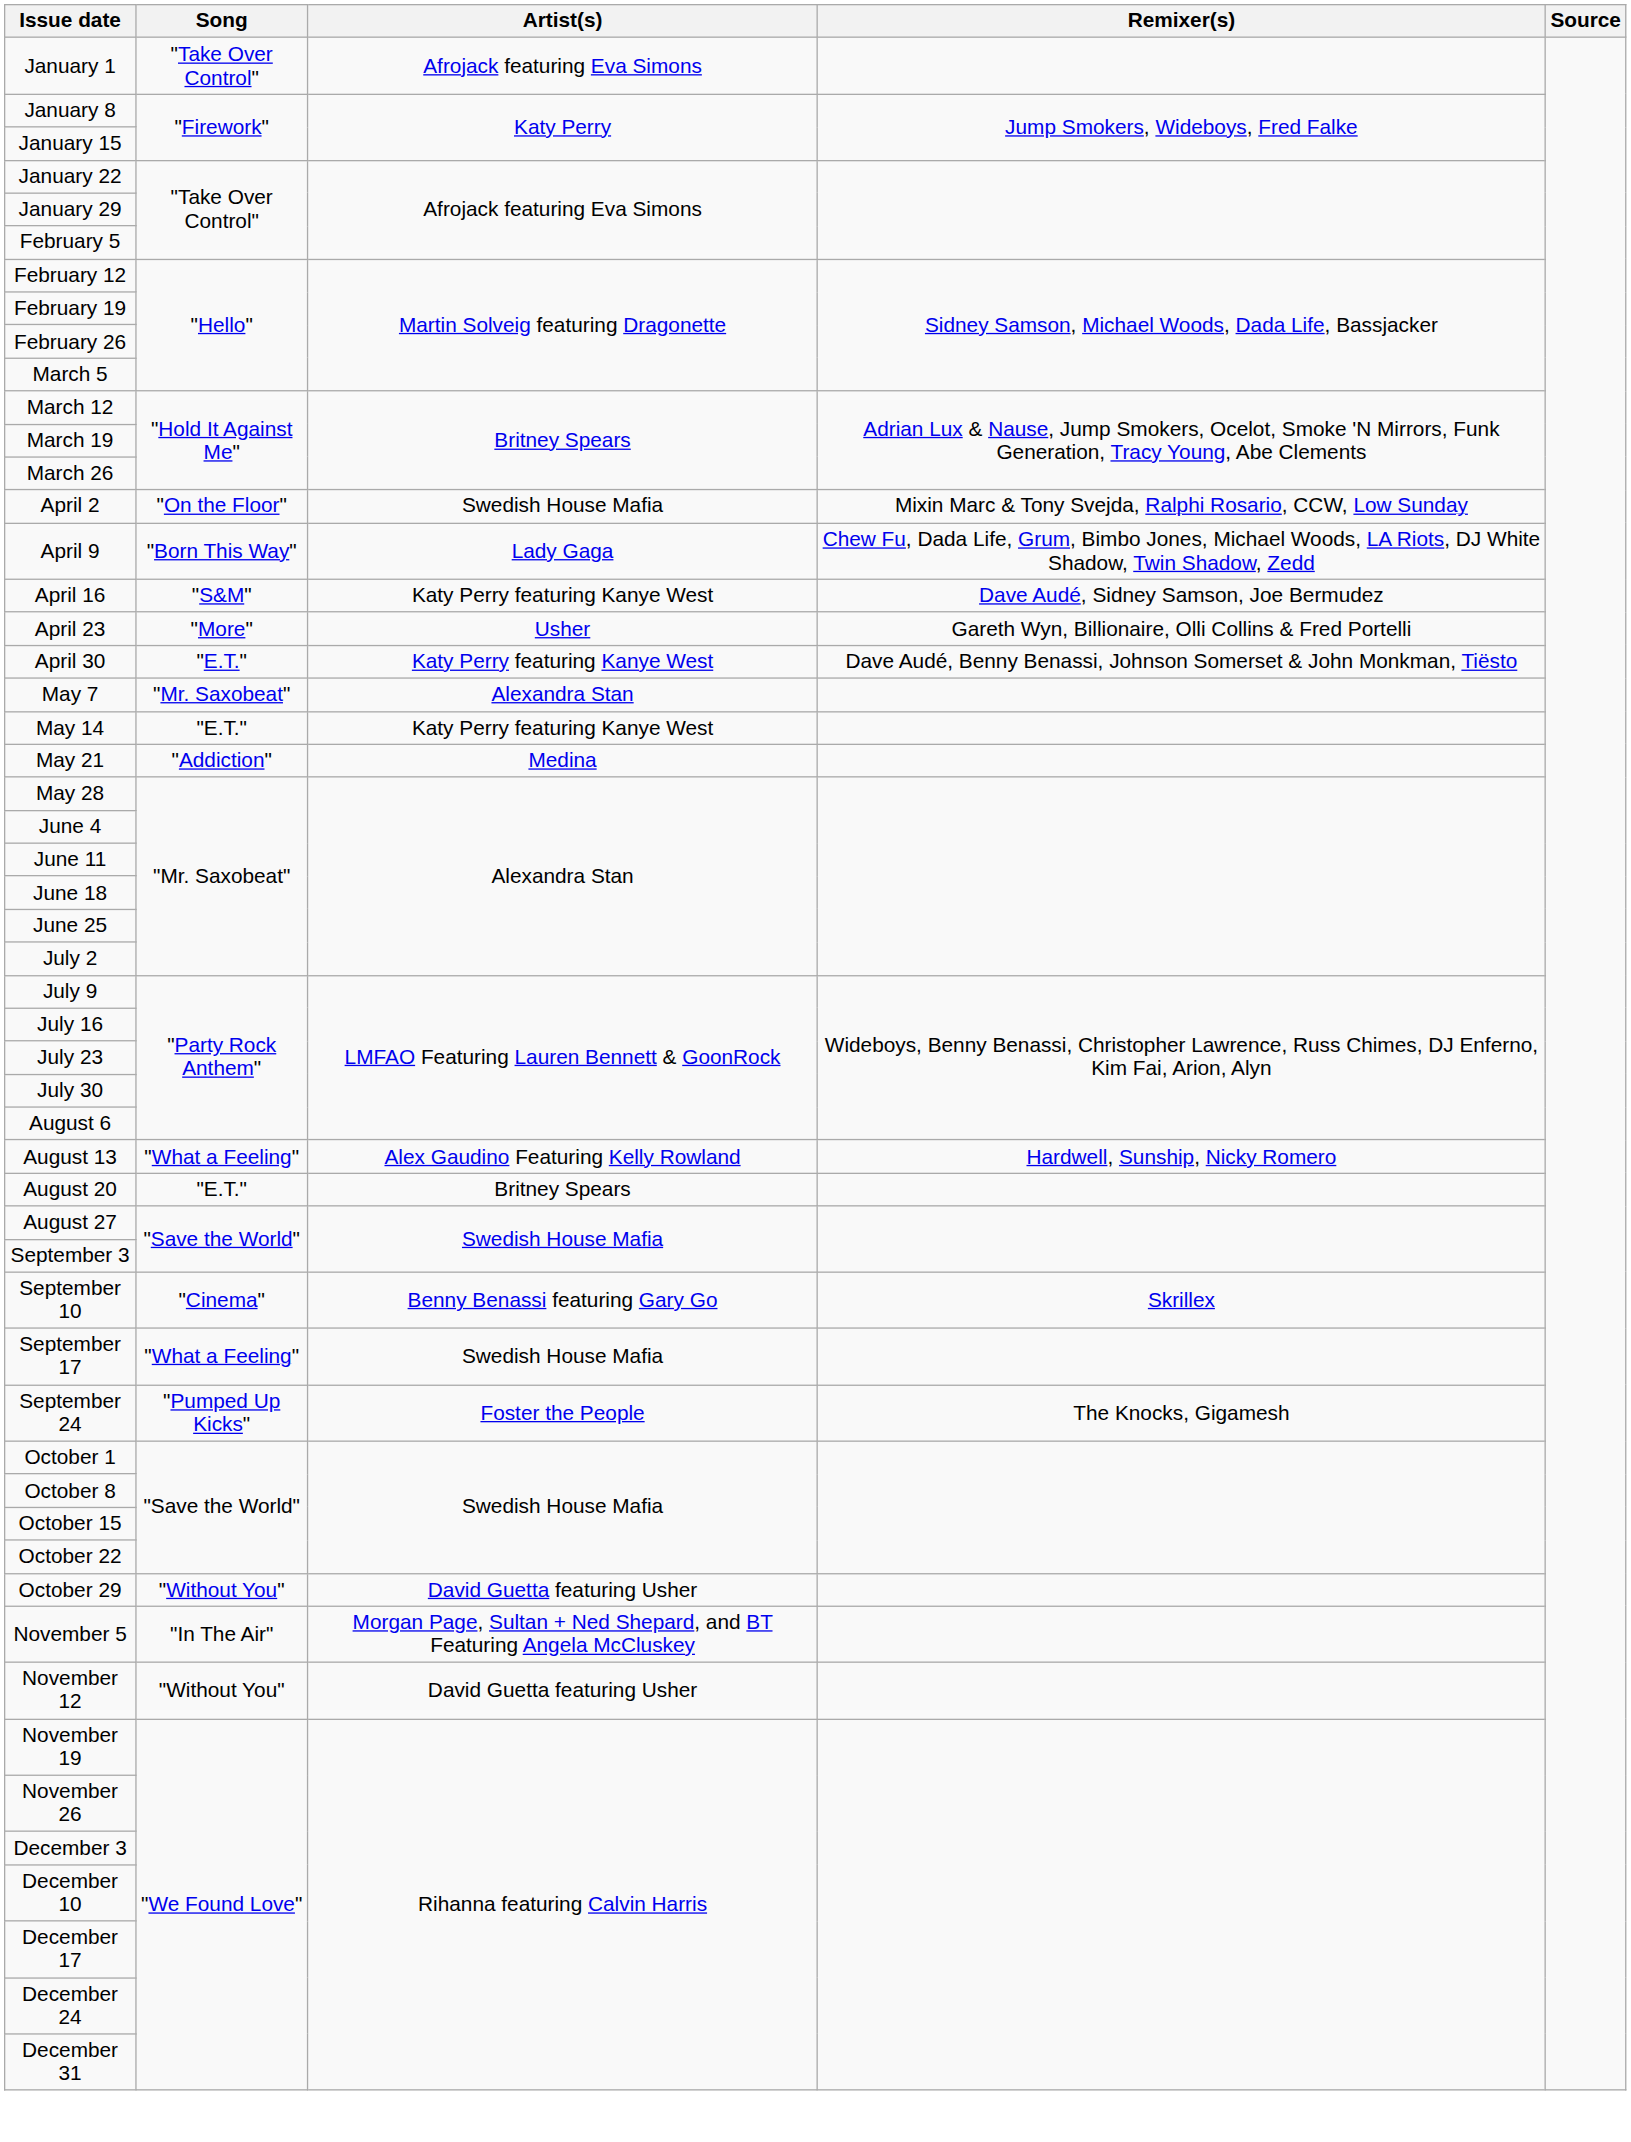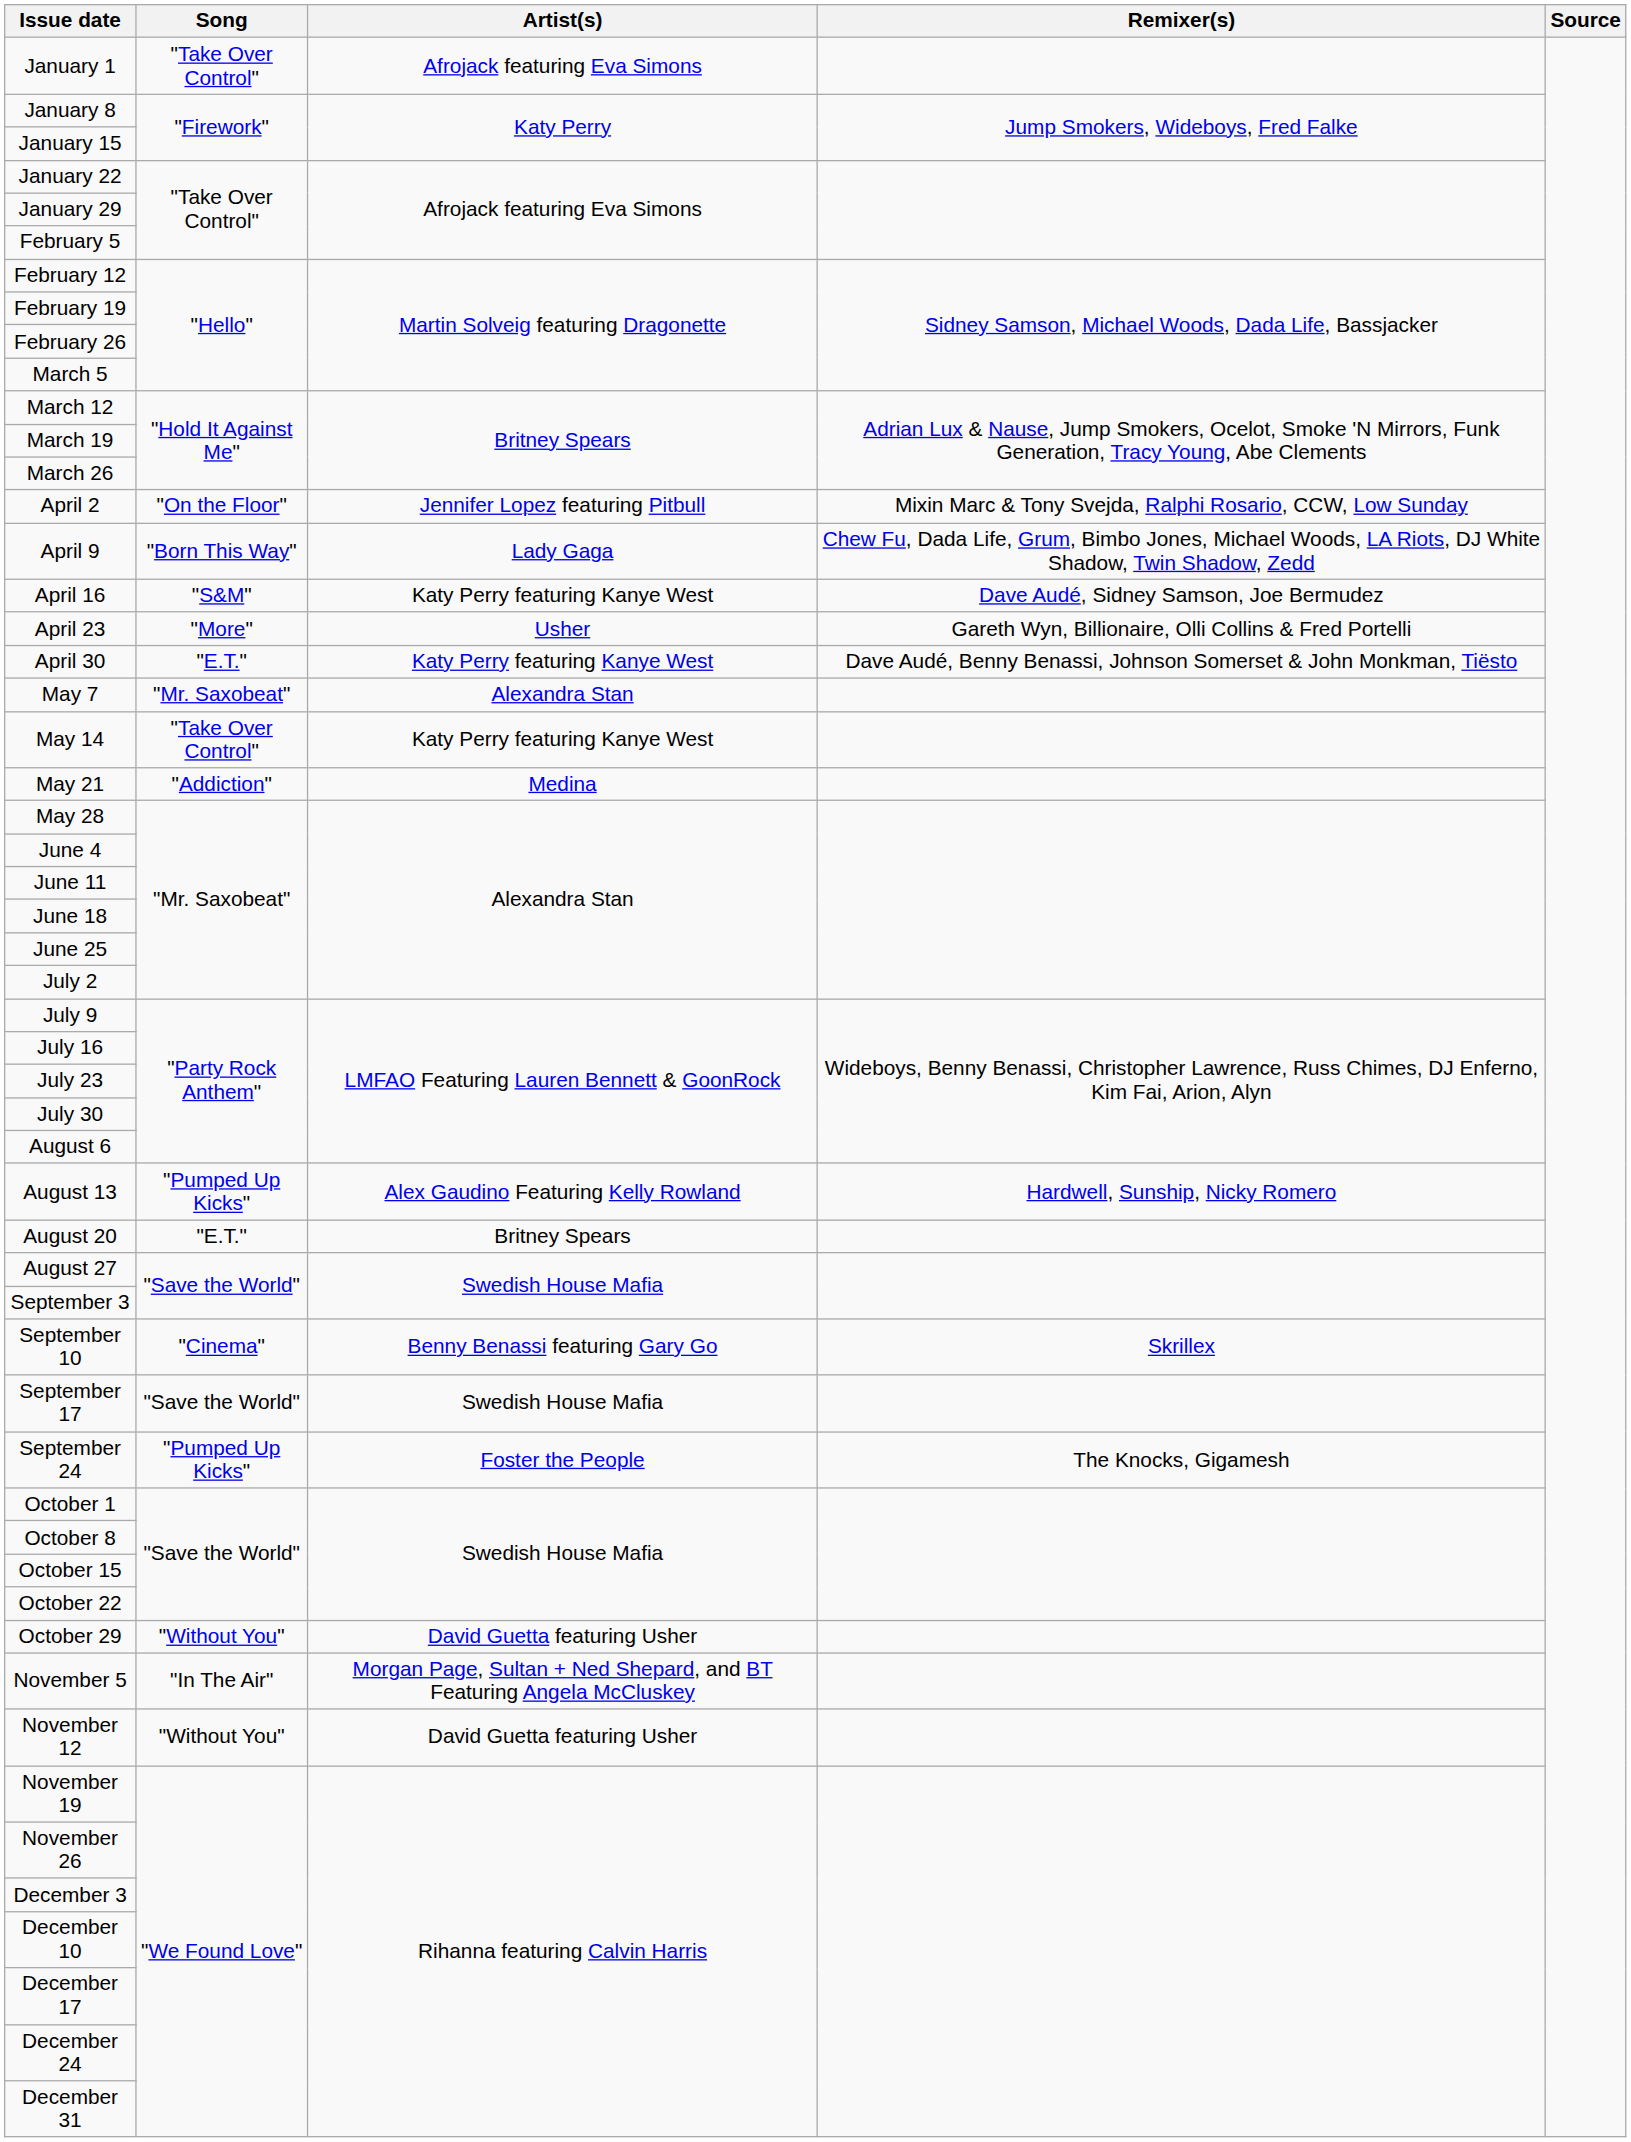(563, 506) Swedish House Mafia -> (563, 506) Jennifer Lopez featuring Pitbull
(222, 727) "E.T." -> (222, 739) "Take Over Control"
(222, 1156) "What a Feeling" -> (222, 1191) "Pumped Up Kicks"
(222, 1356) "What a Feeling" -> (222, 1403) "Save the World"
